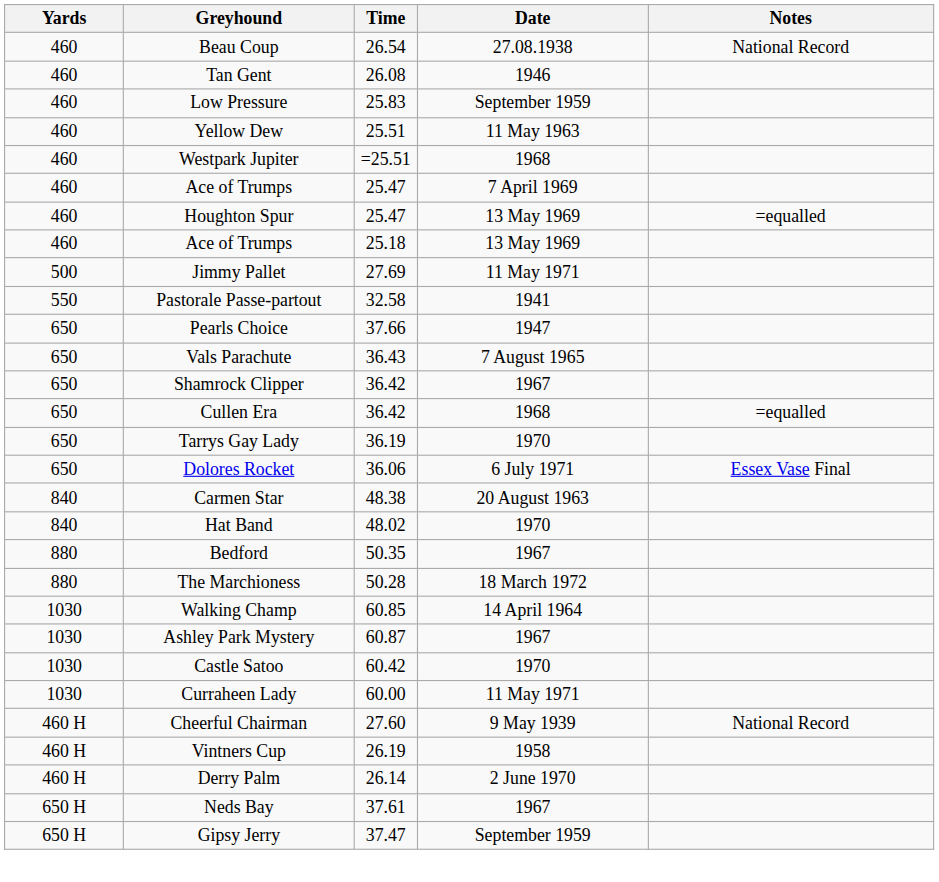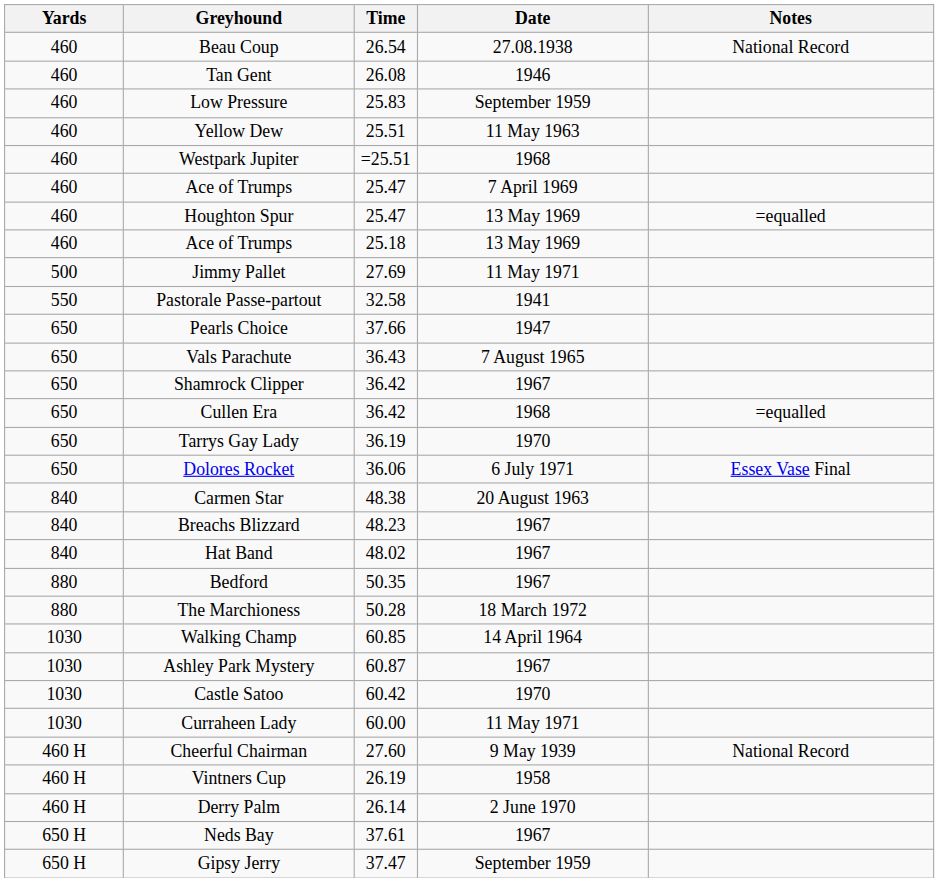+ row: (239, 525)
(533, 525) 1970 -> (533, 553) 1967
